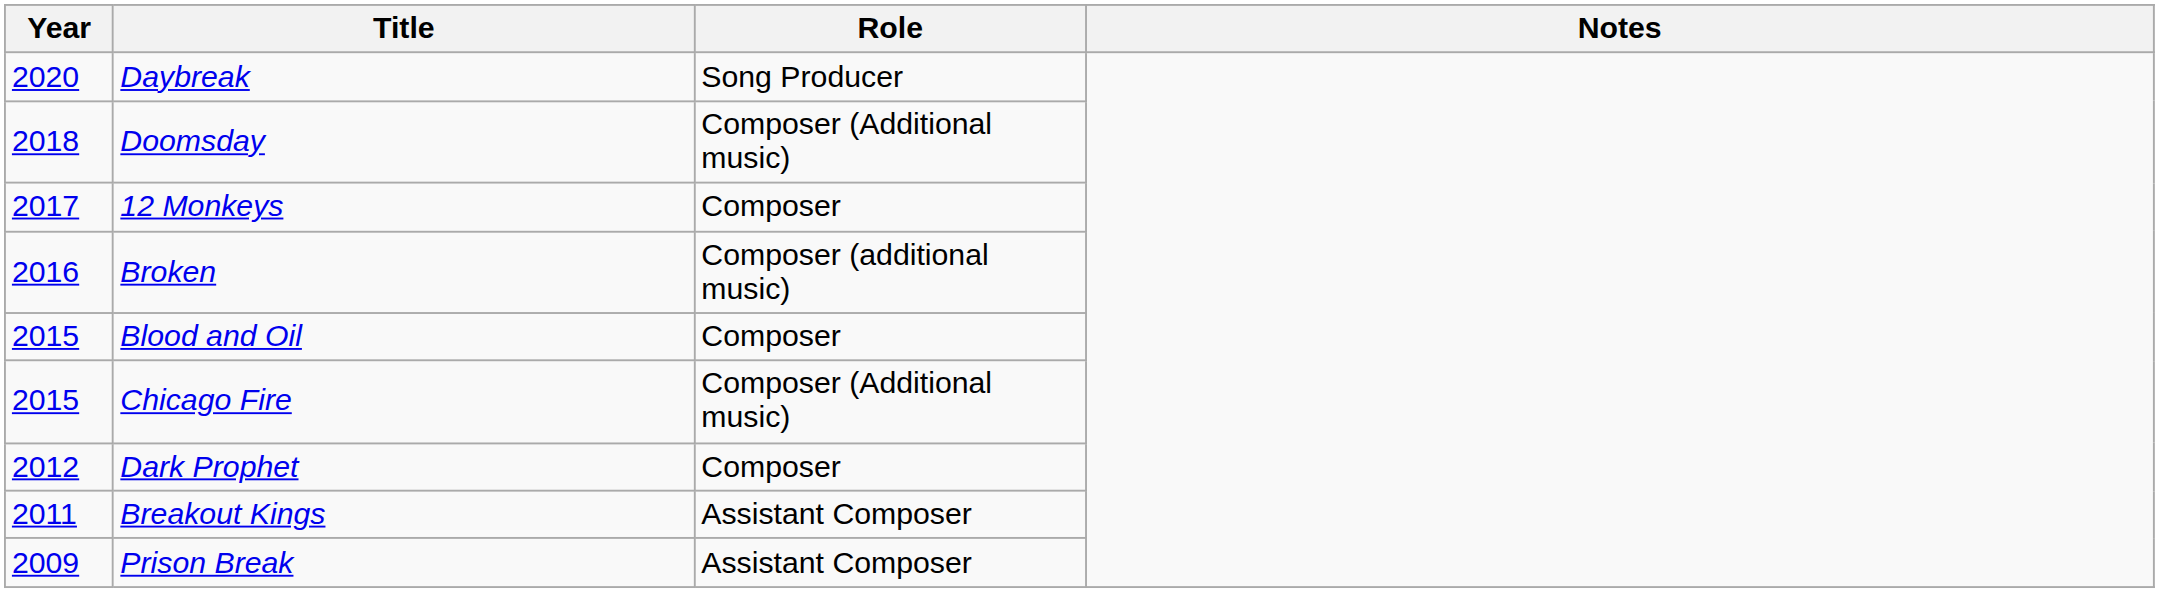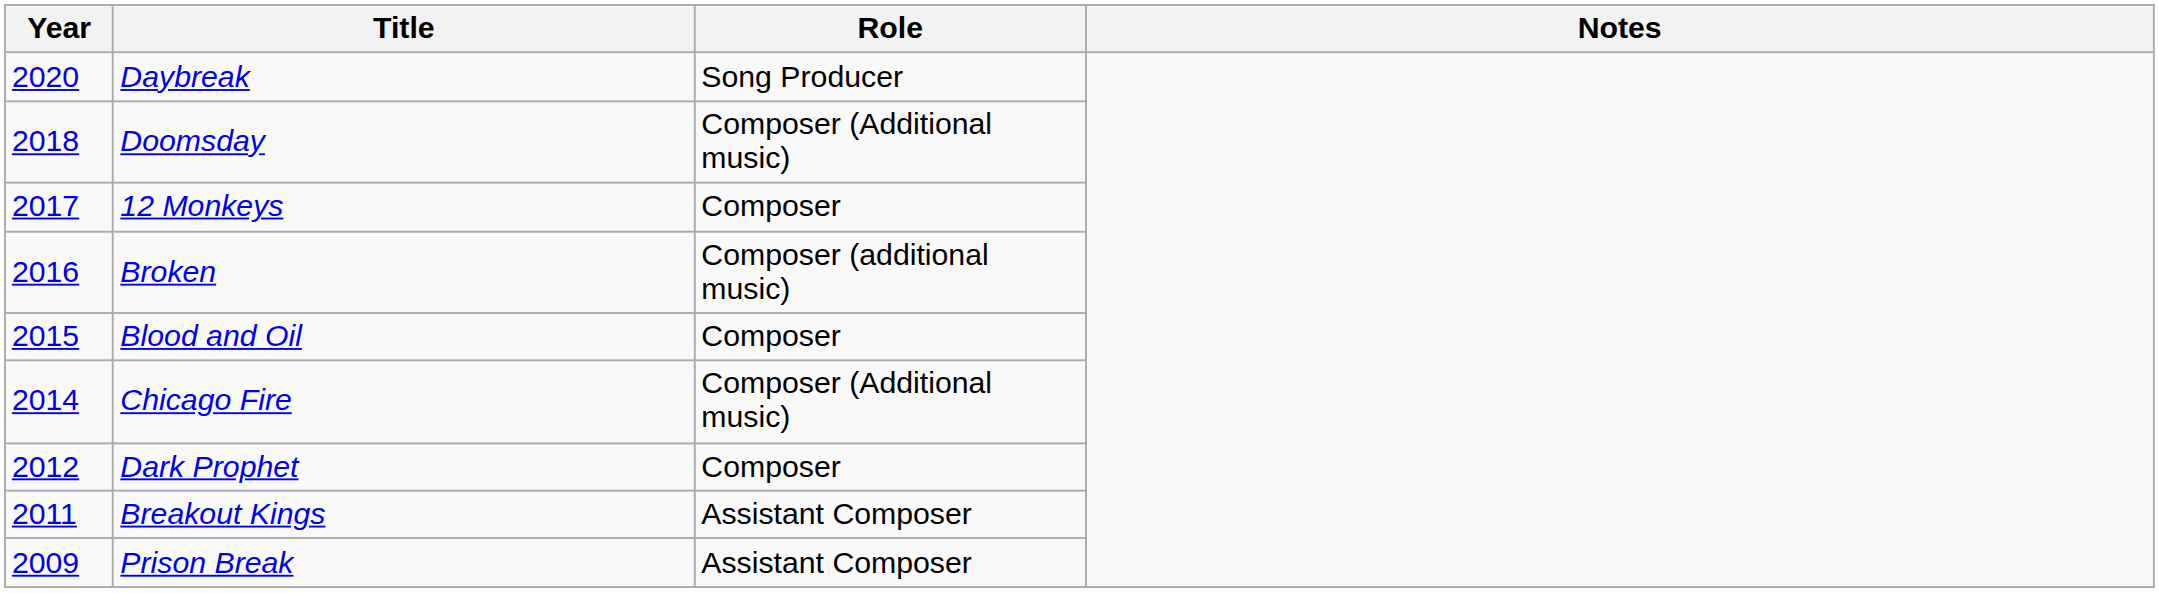(46, 401) 2015 -> (46, 401) 2014
